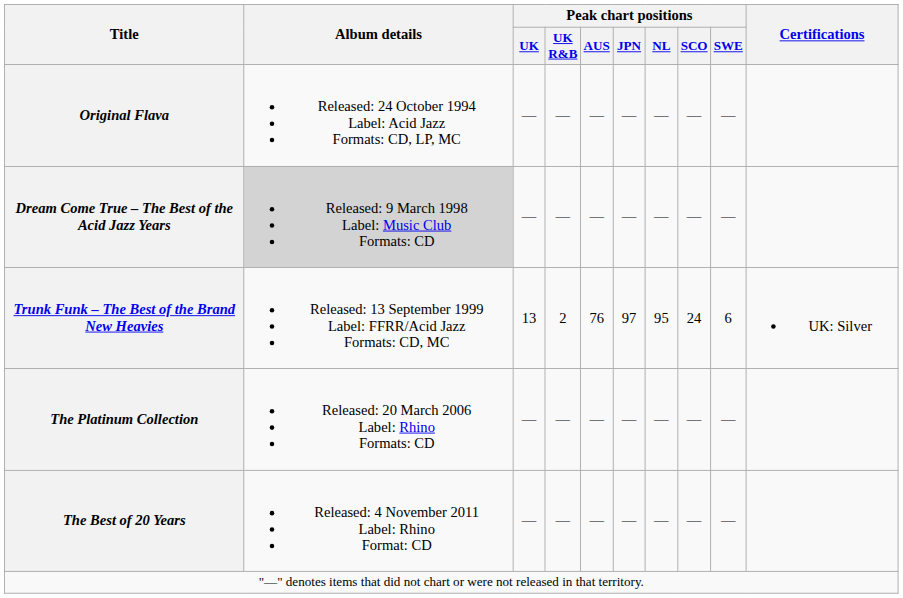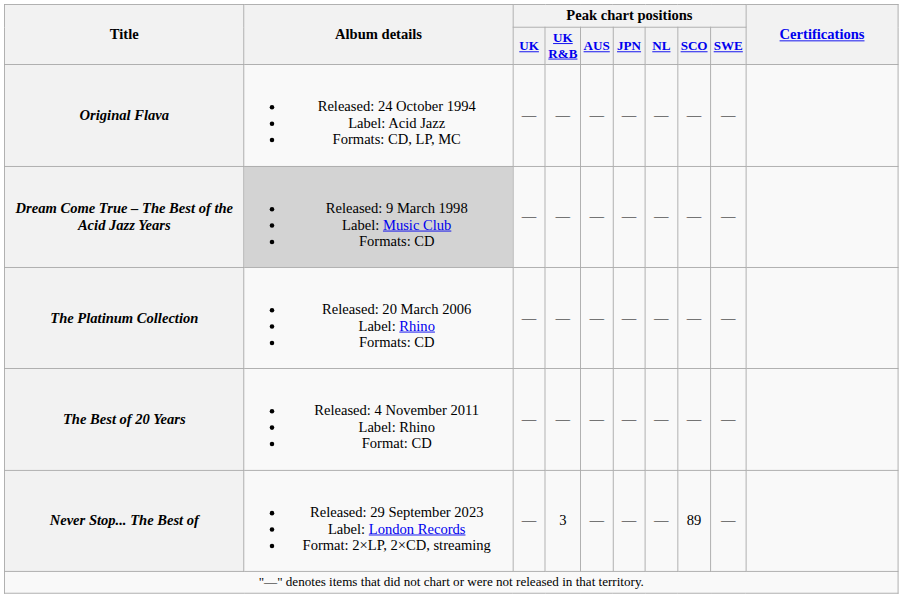- row: (124, 318)
+ row: (124, 520)
